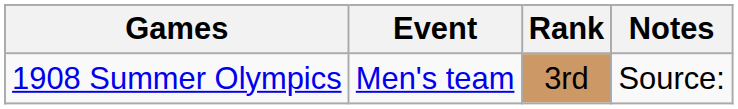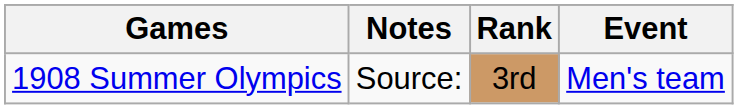columns swapped: (435, 28) <-> (672, 28)
